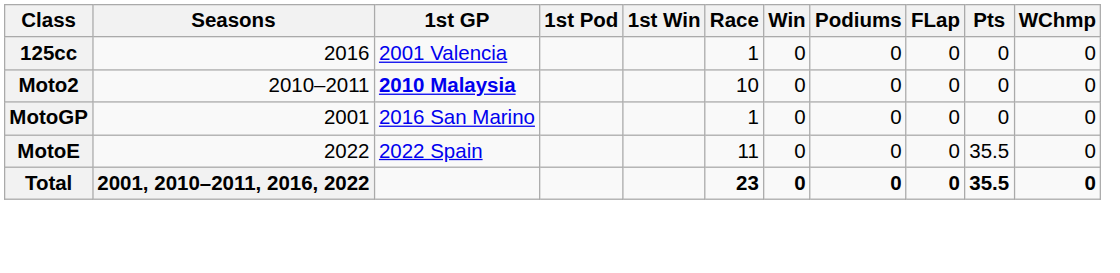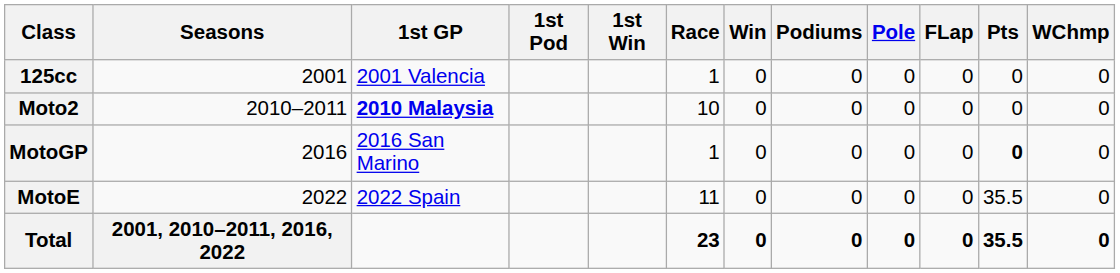+ column: (894, 32)
(347, 53) 2016 -> (324, 76) 2001
(347, 118) 2001 -> (324, 152) 2016
(1003, 118) normal -> (1017, 152) bold
